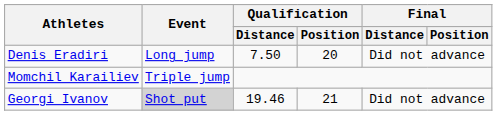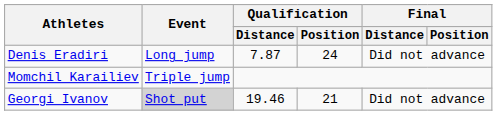(265, 56) 7.50 -> (265, 56) 7.87
(330, 56) 20 -> (330, 56) 24
